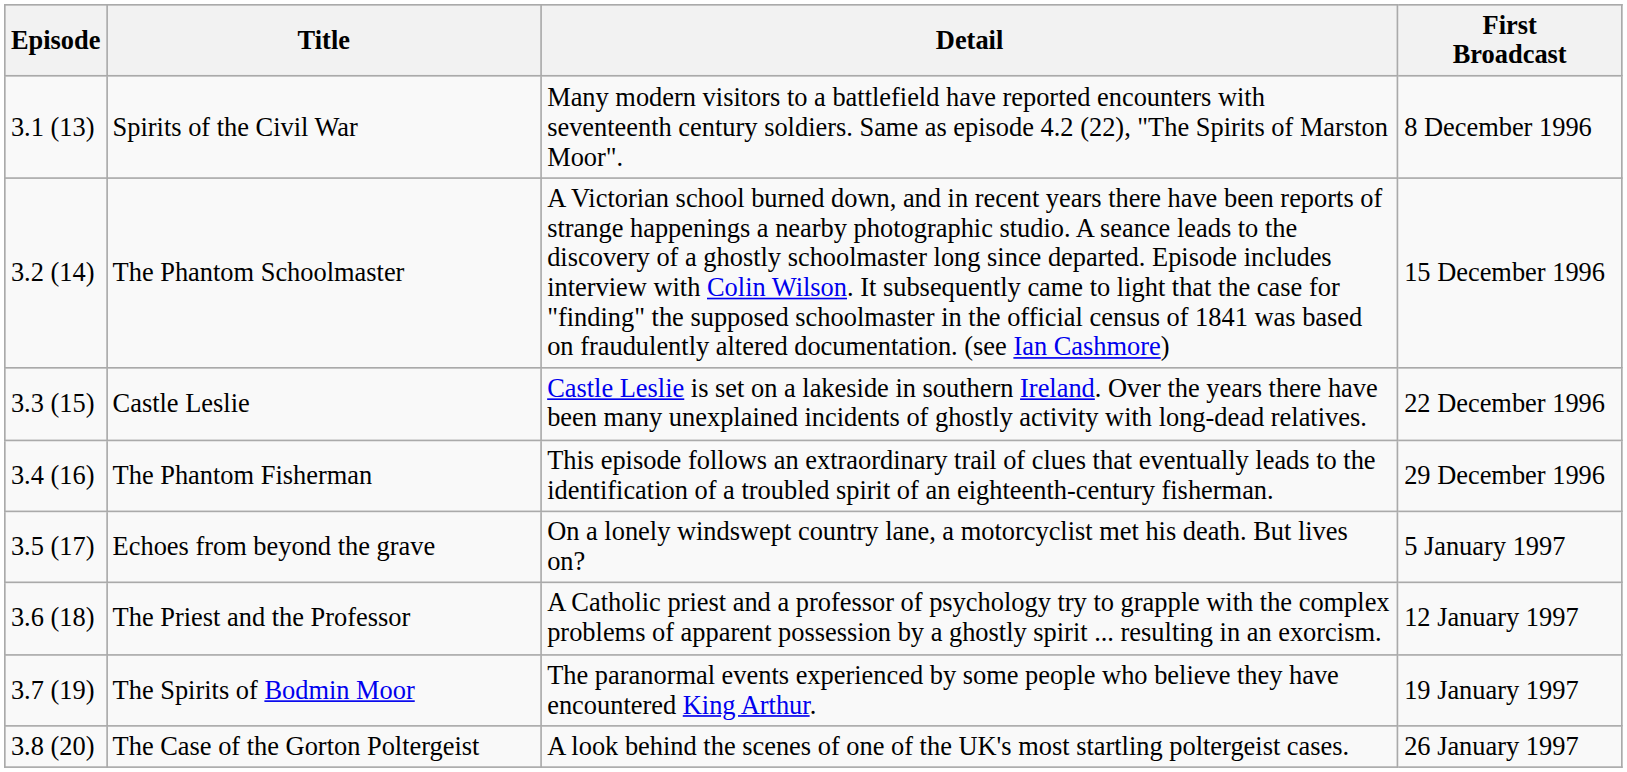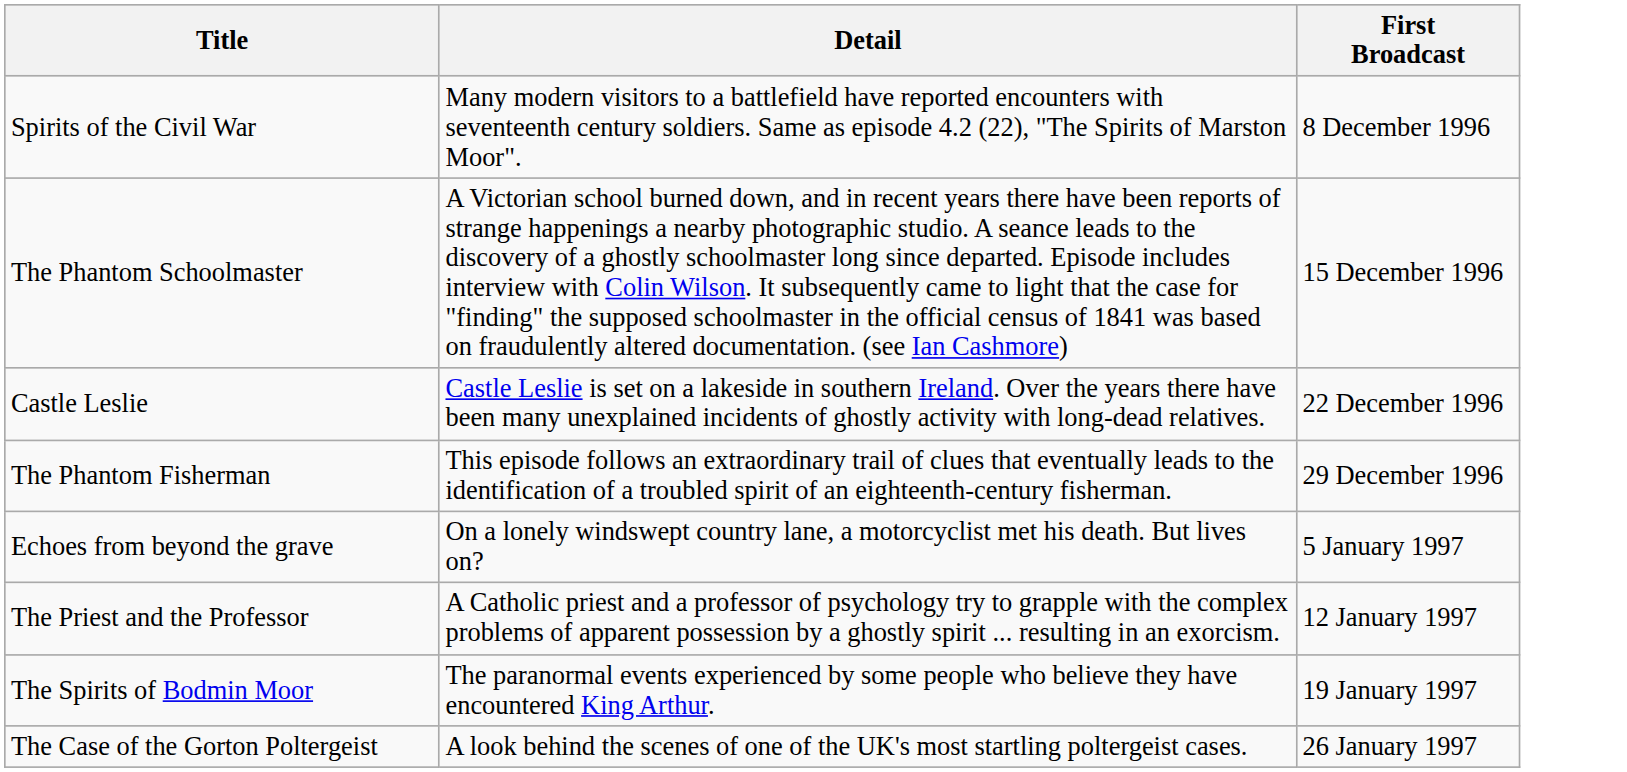- column: (56, 40)
